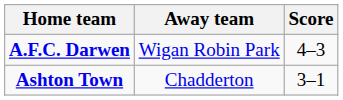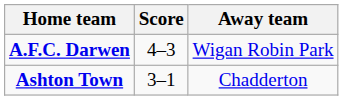columns swapped: (311, 19) <-> (209, 19)
